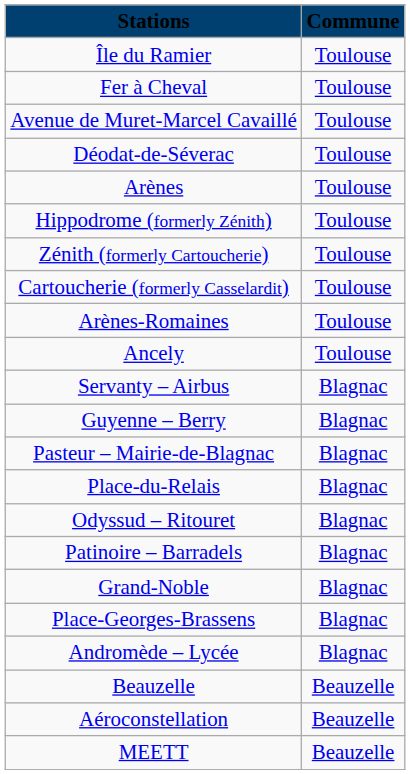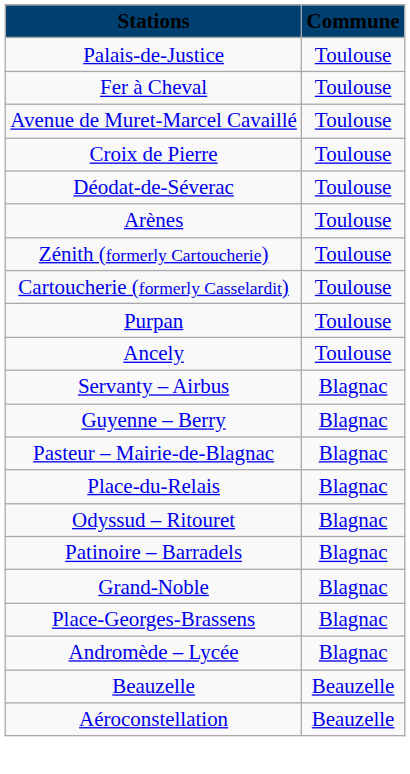+ row: (154, 54)
- row: (154, 54)
+ row: (154, 154)
- row: (154, 220)
+ row: (154, 320)
- row: (154, 320)
- row: (154, 752)
